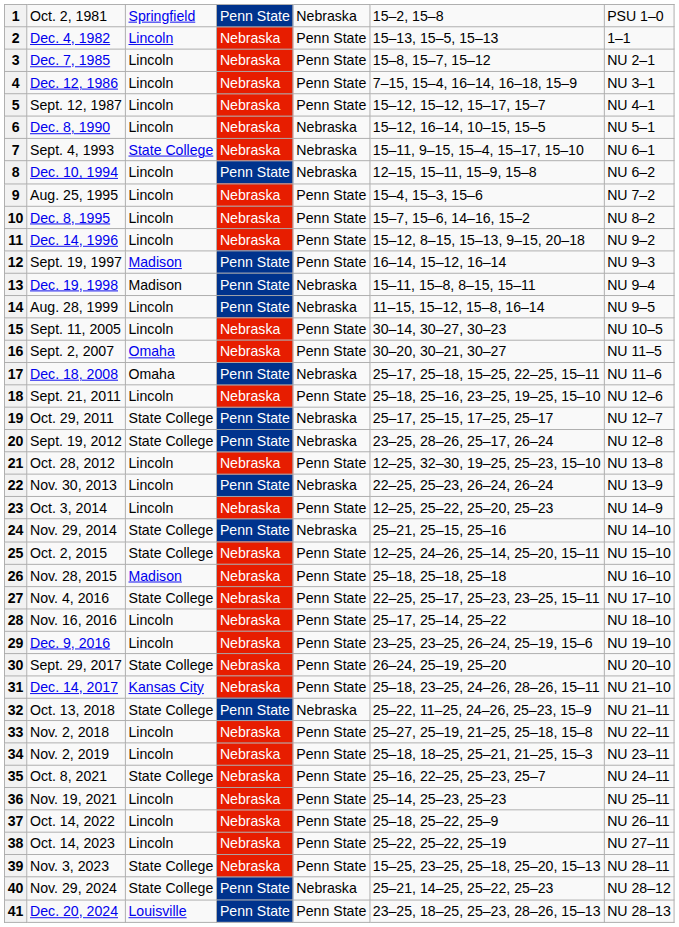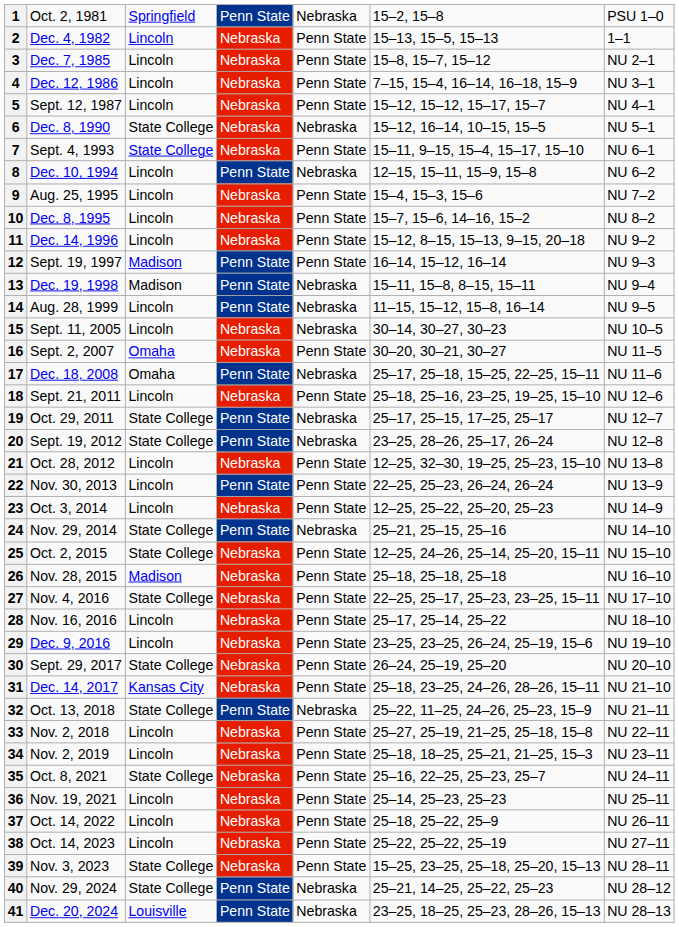(151, 128) Lincoln -> (171, 128) State College
(327, 150) Nebraska -> (331, 150) Penn State
(331, 329) Penn State -> (327, 329) Nebraska
(327, 486) Nebraska -> (331, 486) Penn State
(331, 911) Penn State -> (327, 911) Nebraska
